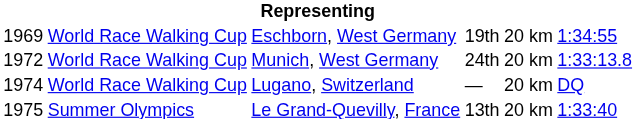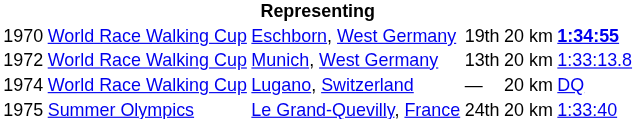(23, 36) 1969 -> (23, 36) 1970
(587, 36) normal -> (588, 36) bold
(482, 60) 24th -> (482, 60) 13th
(482, 109) 13th -> (482, 109) 24th
